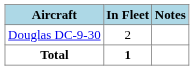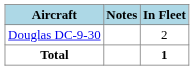columns swapped: (128, 14) <-> (170, 14)
